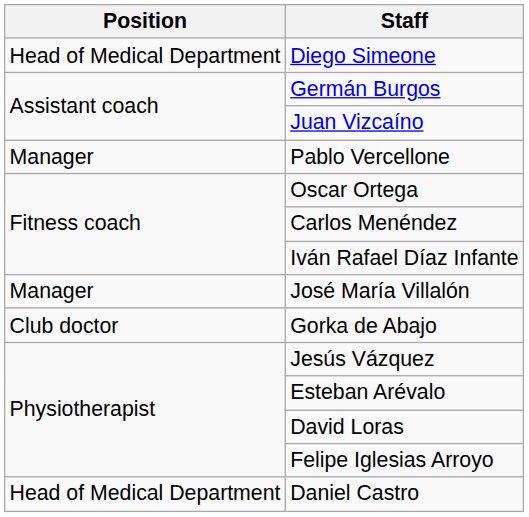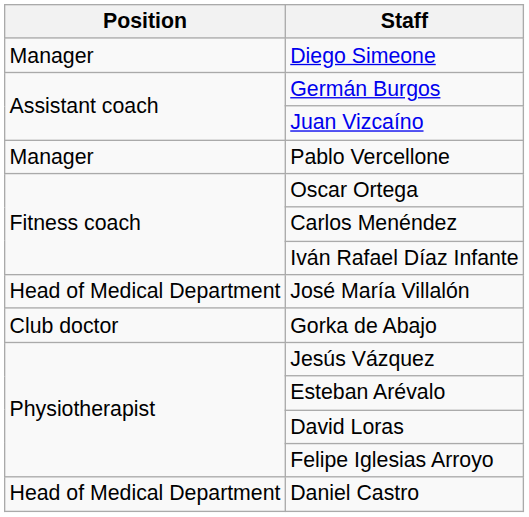(145, 55) Head of Medical Department -> (52, 55) Manager
(52, 291) Manager -> (145, 291) Head of Medical Department
